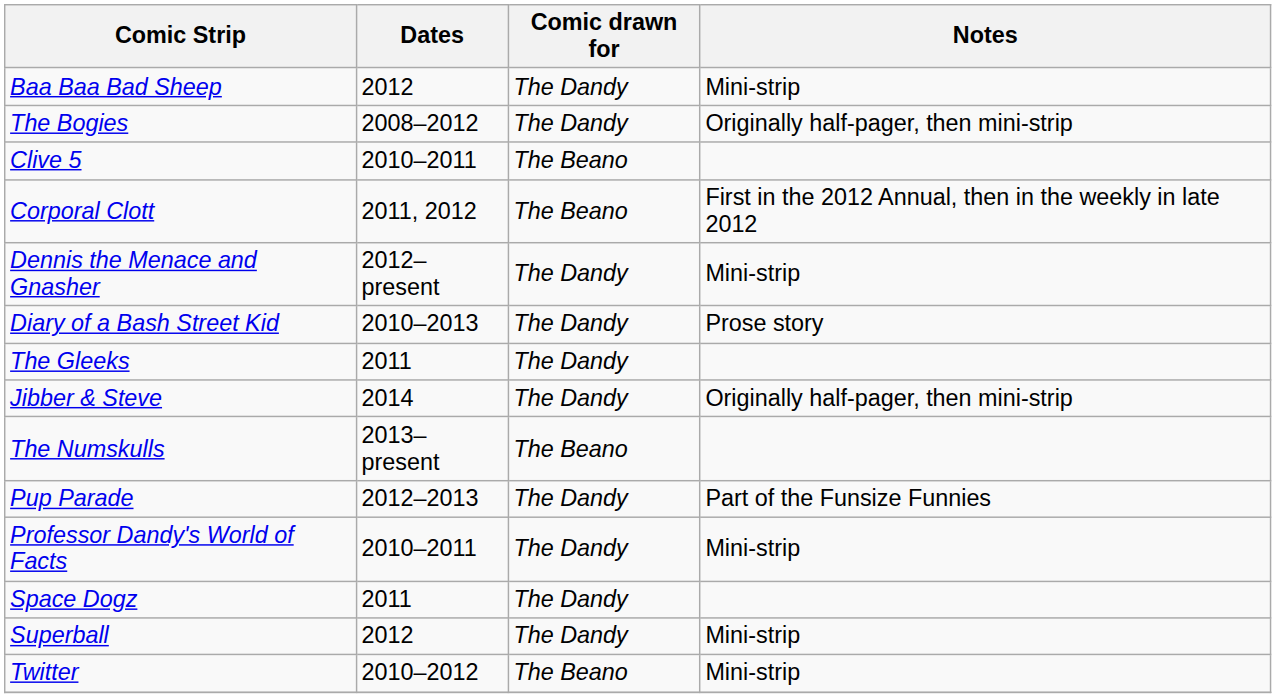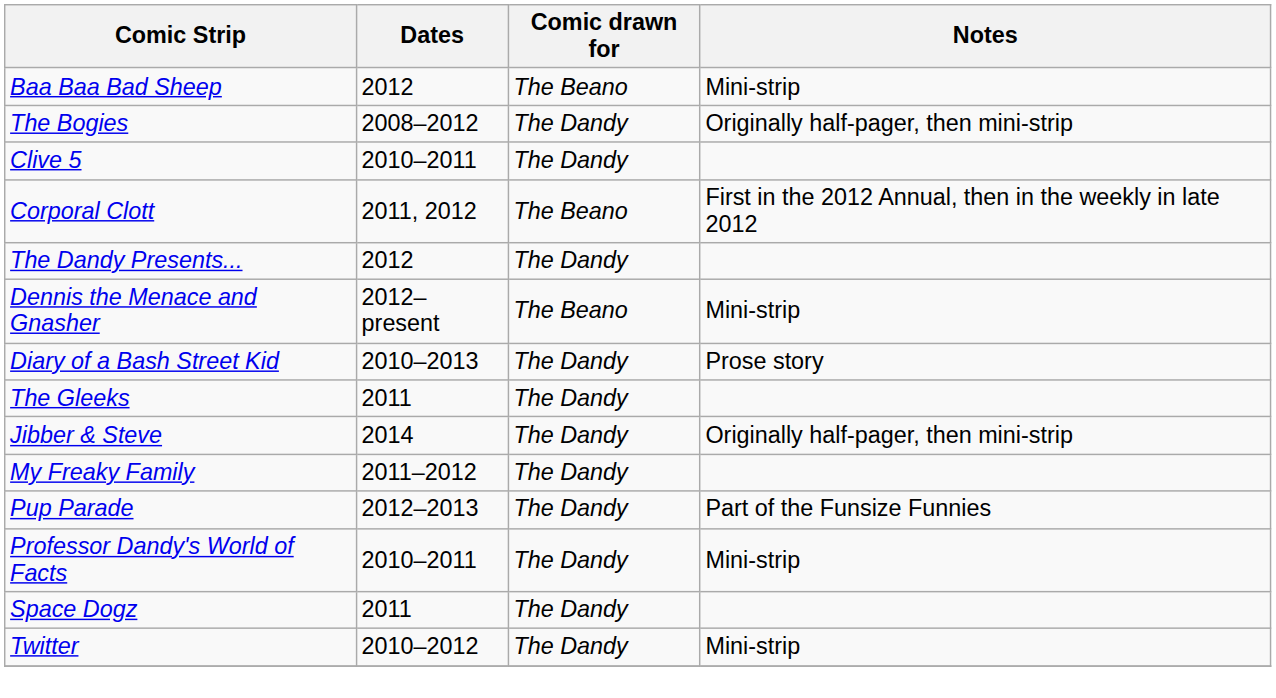(571, 86) The Dandy -> (571, 86) The Beano
(571, 160) The Beano -> (571, 160) The Dandy
+ row: (126, 260)
(571, 273) The Dandy -> (571, 311) The Beano
+ row: (102, 472)
- row: (87, 448)
- row: (59, 636)
(571, 673) The Beano -> (571, 646) The Dandy
